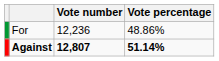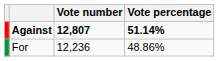rows swapped: (32, 47) <-> (20, 30)
